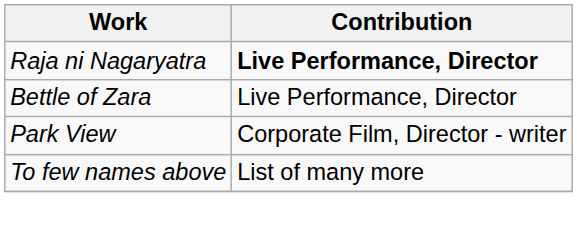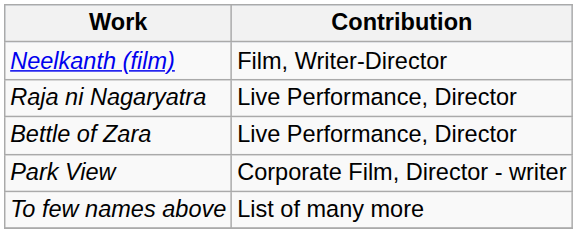+ row: (92, 60)
(388, 60) bold -> (377, 97) normal
